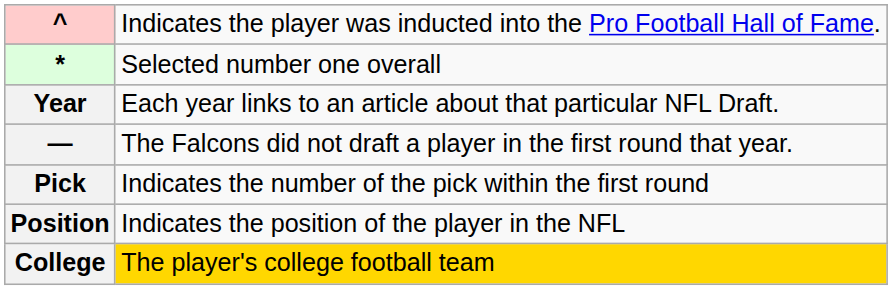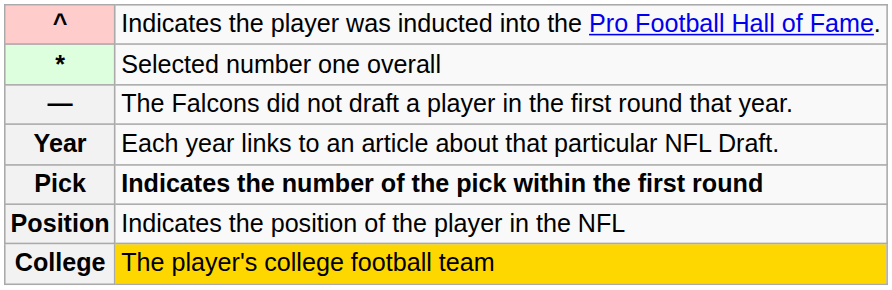rows swapped: (60, 143) <-> (60, 104)
(415, 183) normal -> (442, 183) bold
